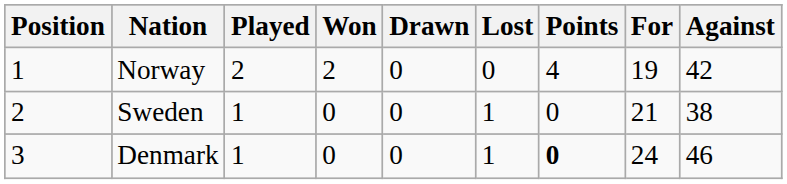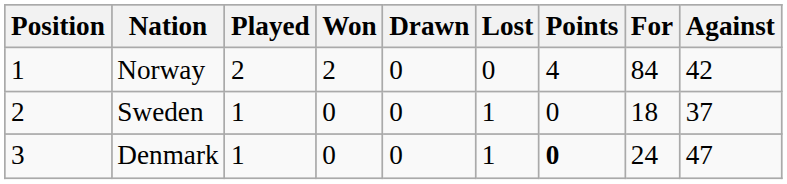(644, 69) 19 -> (644, 69) 84
(644, 112) 21 -> (644, 112) 18
(699, 112) 38 -> (699, 112) 37
(699, 155) 46 -> (699, 155) 47
